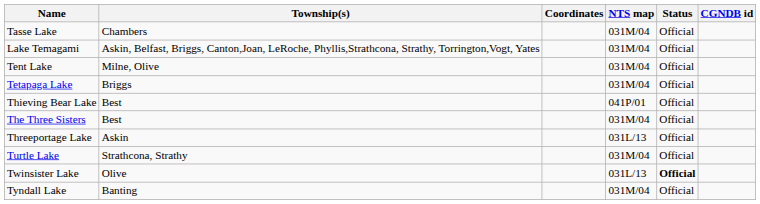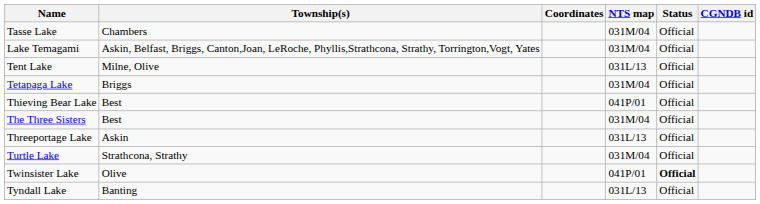(629, 66) 031M/04 -> (627, 66) 031L/13
(627, 173) 031L/13 -> (627, 173) 041P/01
(629, 191) 031M/04 -> (627, 191) 031L/13
